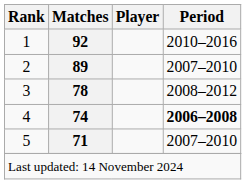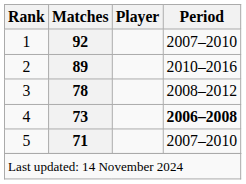(202, 41) 2010–2016 -> (202, 41) 2007–2010
(202, 66) 2007–2010 -> (202, 66) 2010–2016
(80, 116) 74 -> (80, 116) 73
